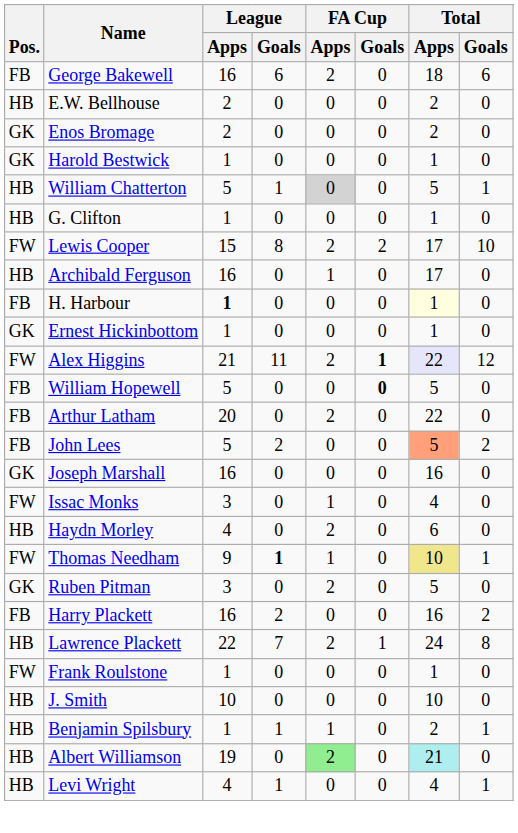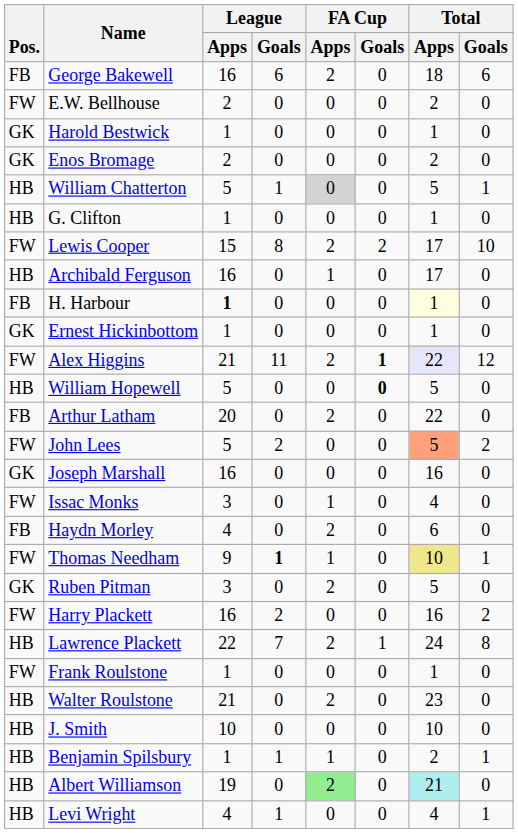(21, 103) HB -> (22, 103) FW
rows swapped: (109, 160) <-> (101, 132)
(20, 388) FB -> (21, 388) HB
(20, 445) FB -> (22, 445) FW
(21, 530) HB -> (20, 530) FB
(20, 615) FB -> (22, 615) FW
+ row: (111, 700)
